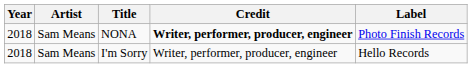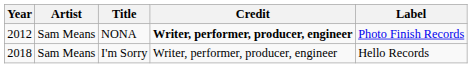(20, 33) 2018 -> (20, 33) 2012
